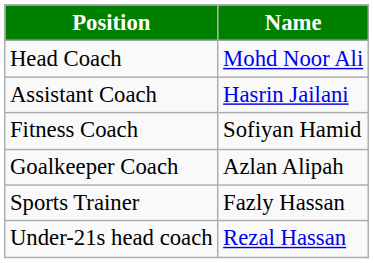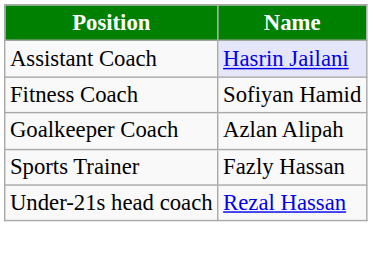- row: (66, 58)
(286, 94) no background -> (286, 58) lavender background
